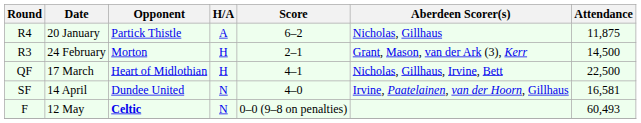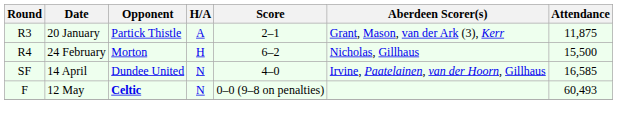(24, 33) R4 -> (24, 33) R3
(293, 33) 6–2 -> (270, 33) 2–1
(397, 33) Nicholas, Gillhaus -> (417, 33) Grant, Mason, van der Ark (3), Kerr
(24, 52) R3 -> (24, 52) R4
(293, 52) 2–1 -> (270, 52) 6–2
(440, 52) Grant, Mason, van der Ark (3), Kerr -> (374, 52) Nicholas, Gillhaus
(604, 52) 14,500 -> (581, 52) 15,500
- row: (71, 71)
(604, 90) 16,581 -> (581, 71) 16,585
